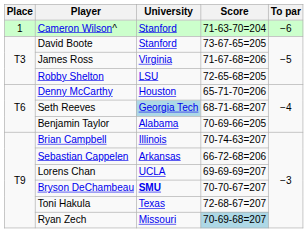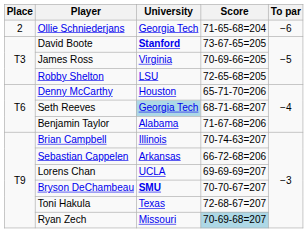- row: (77, 28)
+ row: (81, 28)
(158, 44) normal -> (159, 44) bold
(235, 60) 71-67-68=206 -> (235, 60) 70-69-66=205
(235, 124) 70-69-66=205 -> (235, 124) 71-67-68=206
